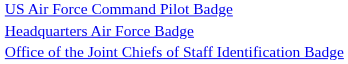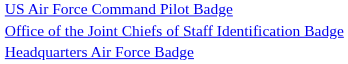rows swapped: (99, 30) <-> (174, 52)
